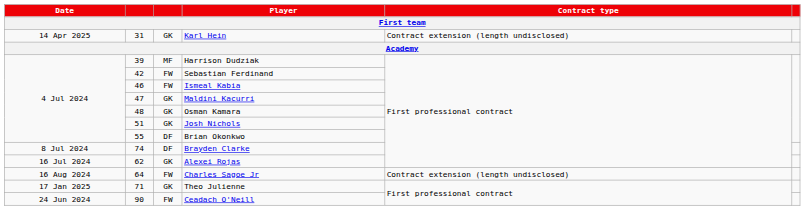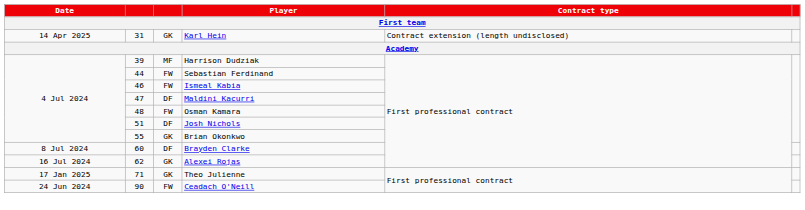(139, 74) 42 -> (139, 74) 44
(168, 99) GK -> (168, 99) DF
(168, 111) GK -> (168, 111) FW
(168, 124) GK -> (168, 124) DF
(168, 137) DF -> (168, 137) GK
(139, 149) 74 -> (139, 149) 60
- row: (222, 174)
